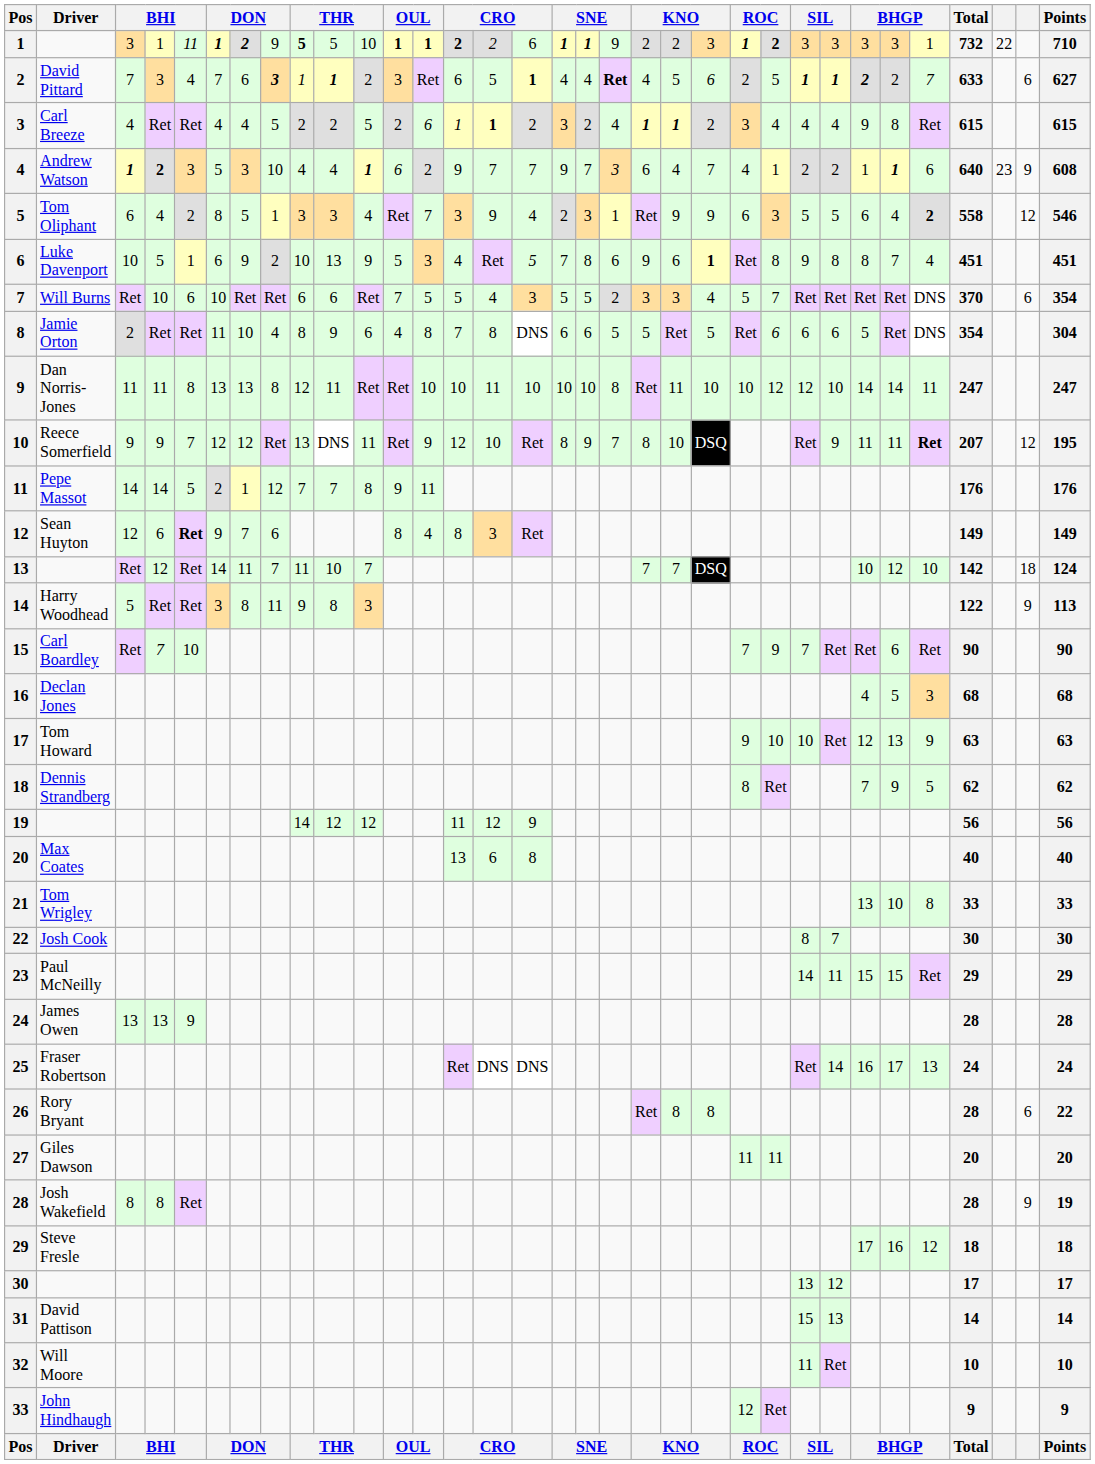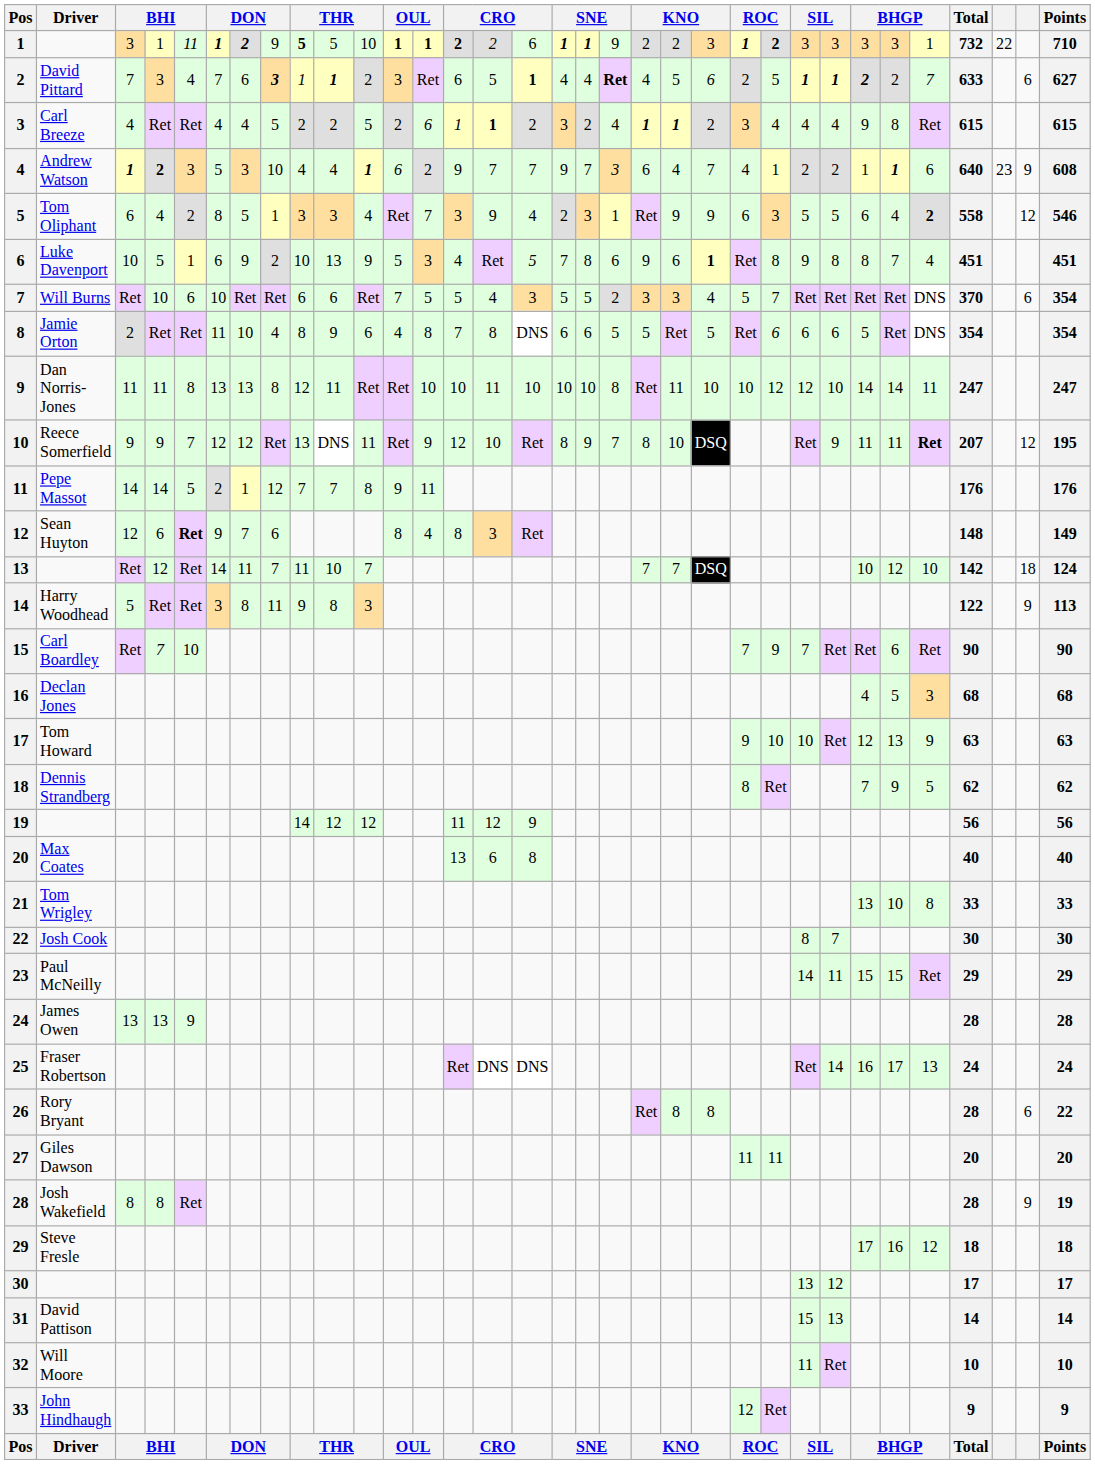(1065, 332) 304 -> (1065, 332) 354
(971, 533) 149 -> (971, 533) 148
